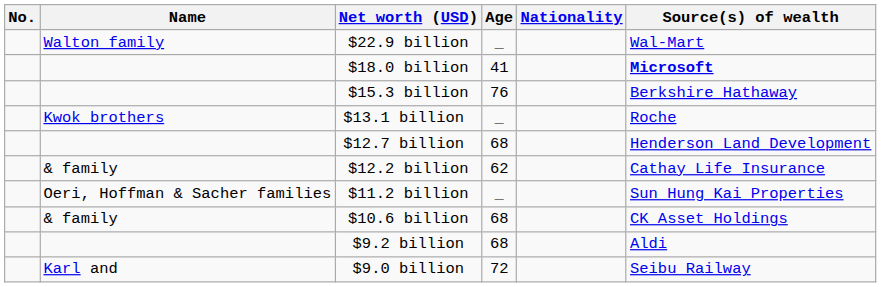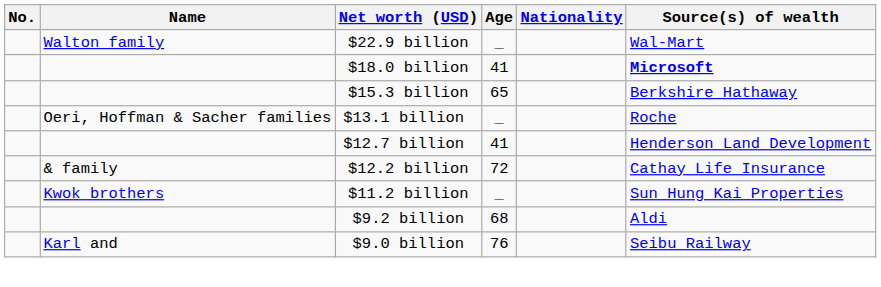(499, 93) 76 -> (499, 93) 65
(104, 118) Kwok brothers -> (187, 118) Oeri, Hoffman & Sacher families
(499, 143) 68 -> (499, 143) 41
(499, 168) 62 -> (499, 168) 72
(187, 194) Oeri, Hoffman & Sacher families -> (104, 194) Kwok brothers
- row: (408, 219)
(499, 269) 72 -> (499, 244) 76
